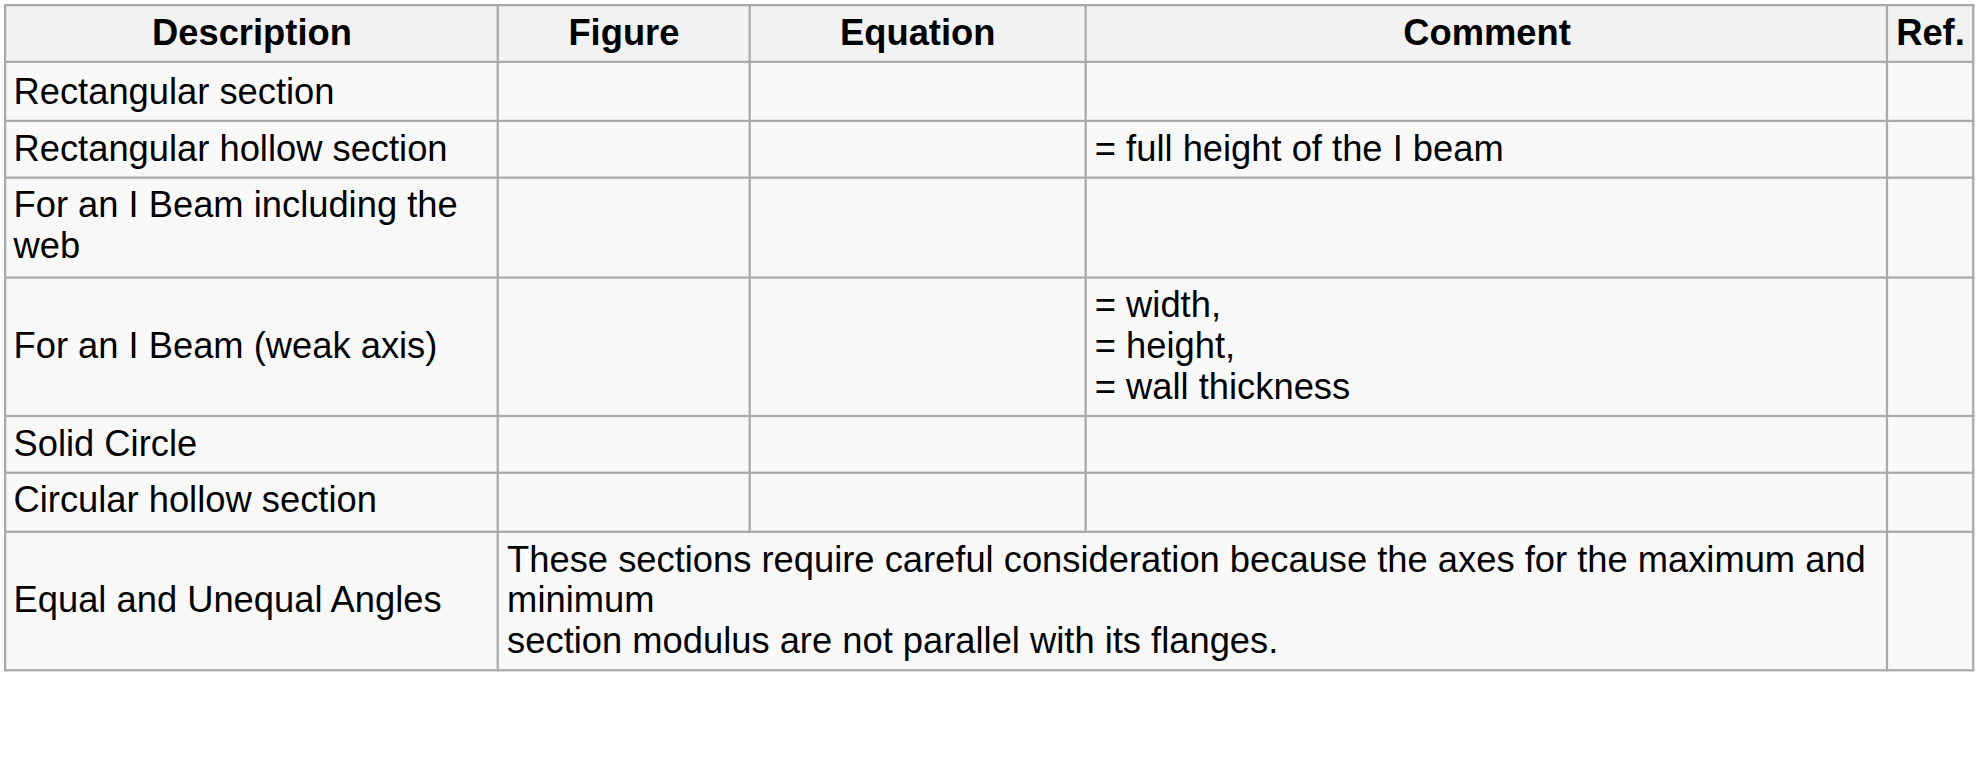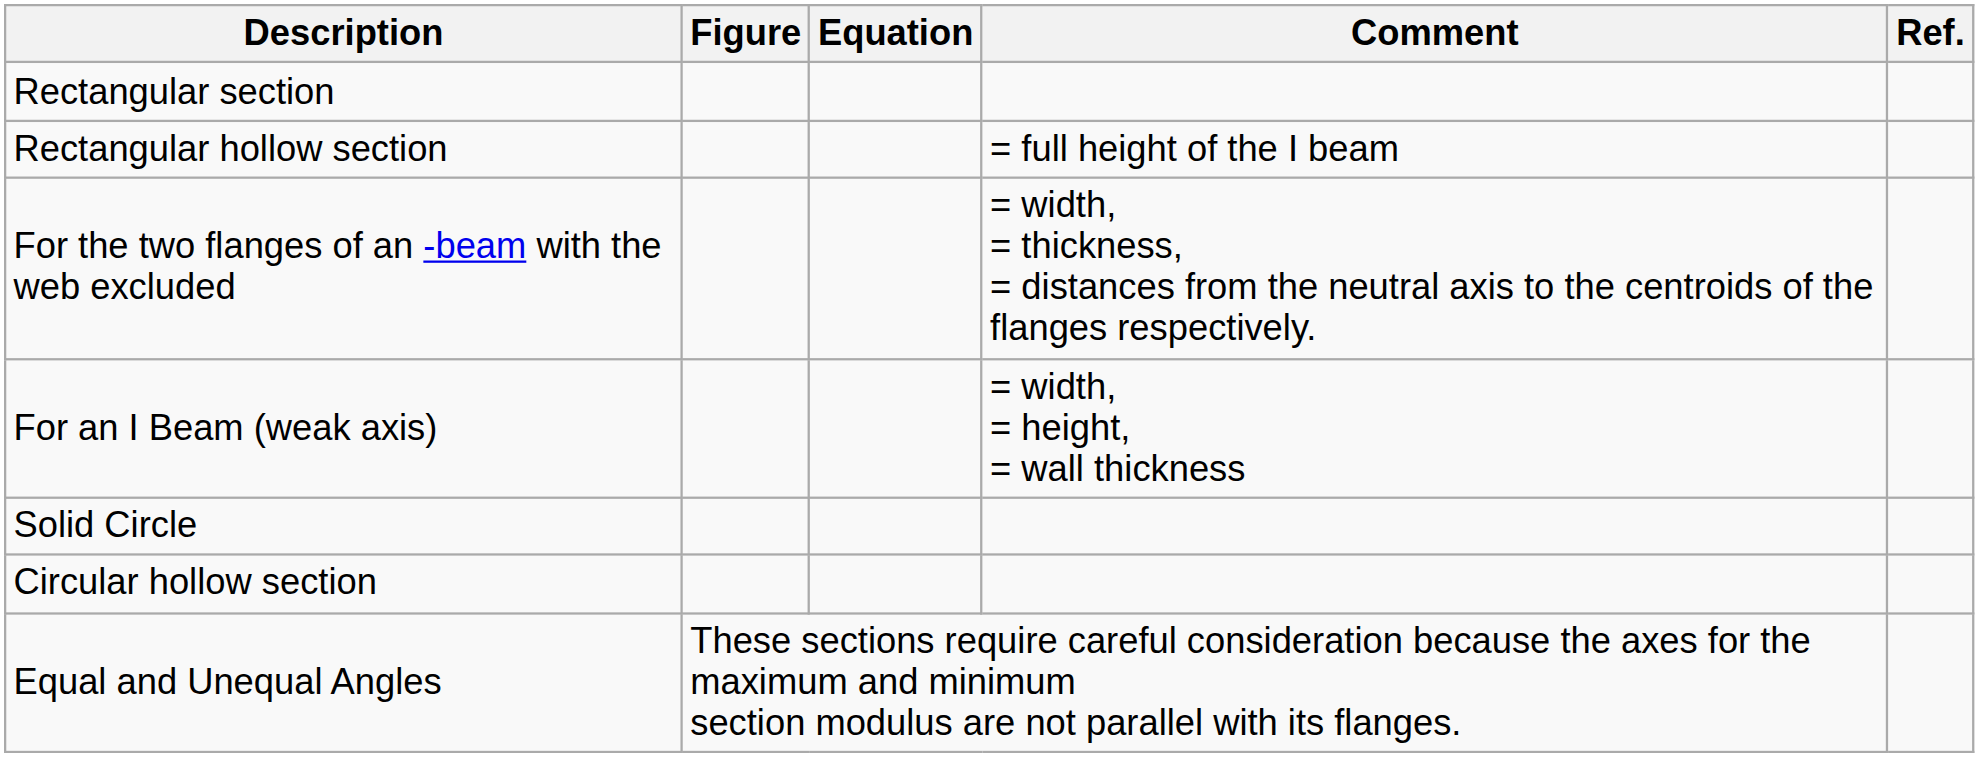+ row: (338, 267)
- row: (236, 226)
